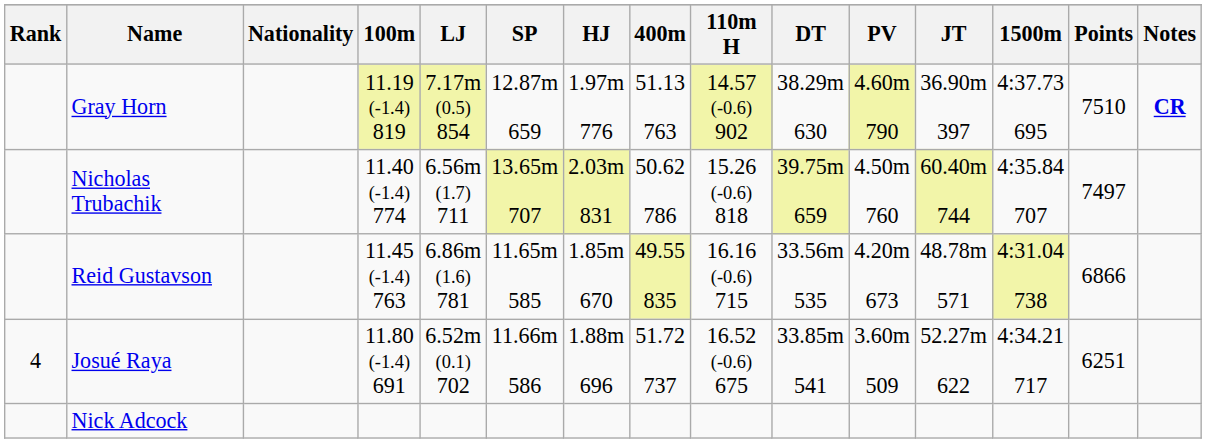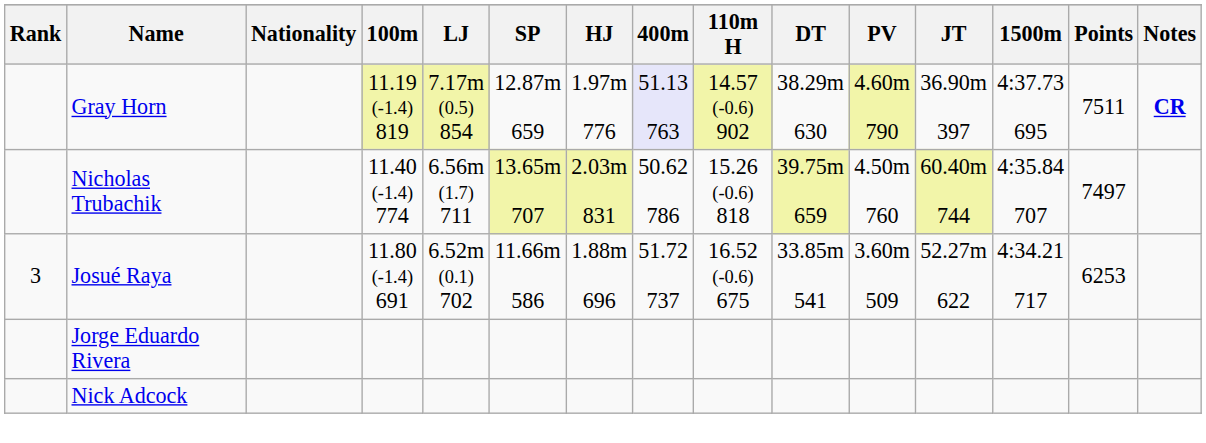(660, 106) no background -> (663, 106) lavender background
(1104, 106) 7510 -> (1104, 106) 7511
- row: (142, 276)
(36, 360) 4 -> (36, 276) 3
(1104, 360) 6251 -> (1104, 276) 6253
+ row: (135, 348)
